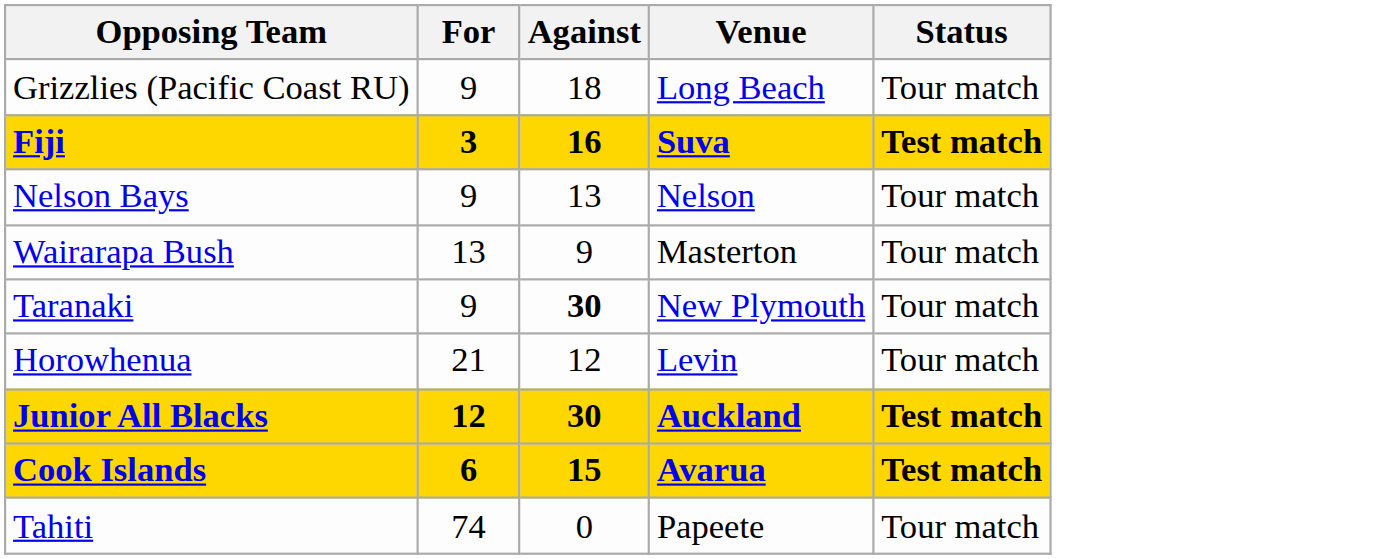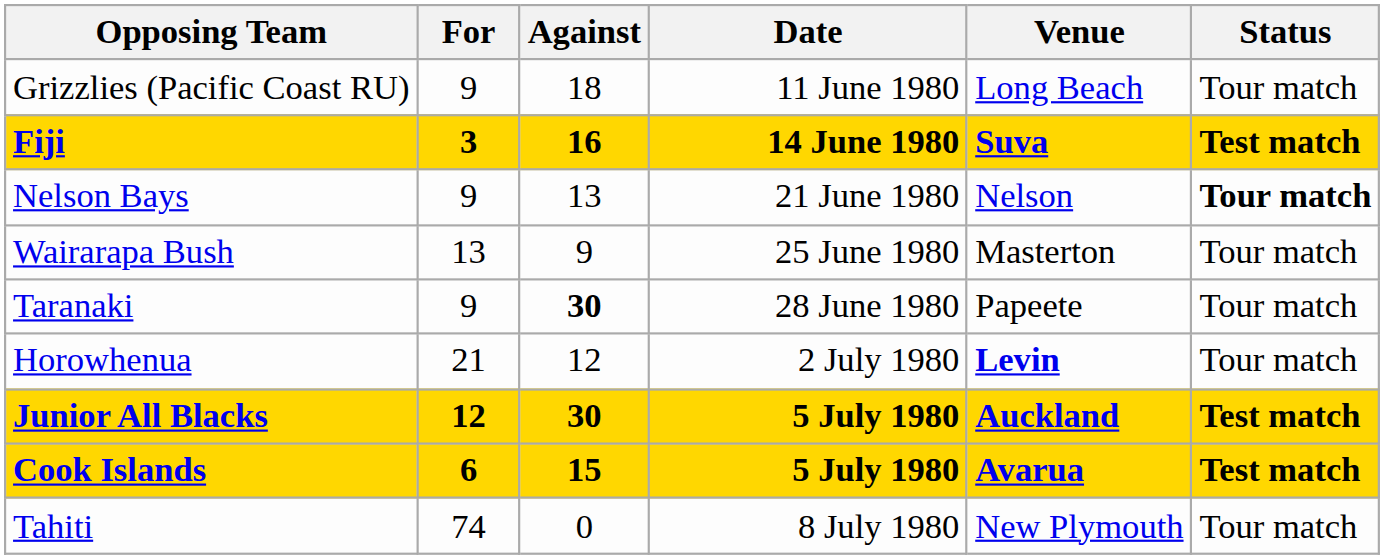+ column: (808, 31)
(960, 196) normal -> (1285, 196) bold
(761, 305) New Plymouth -> (1029, 305) Papeete
(697, 360) normal -> (1017, 360) bold
(711, 525) Papeete -> (1079, 525) New Plymouth
